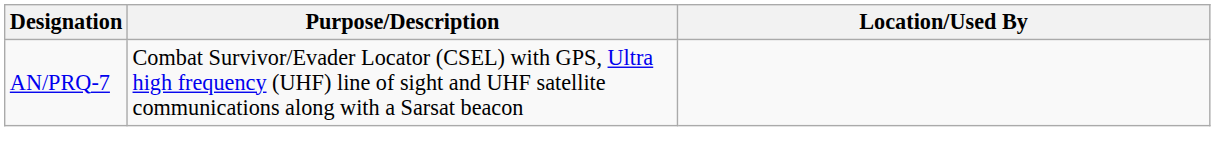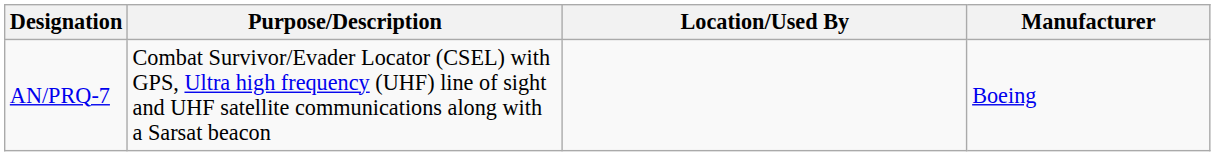+ column: (1088, 22)
